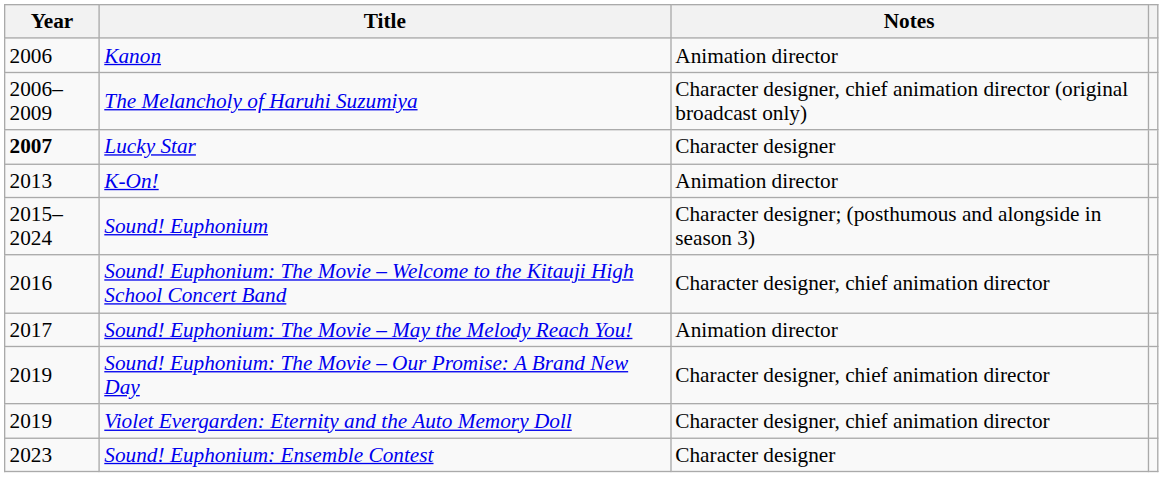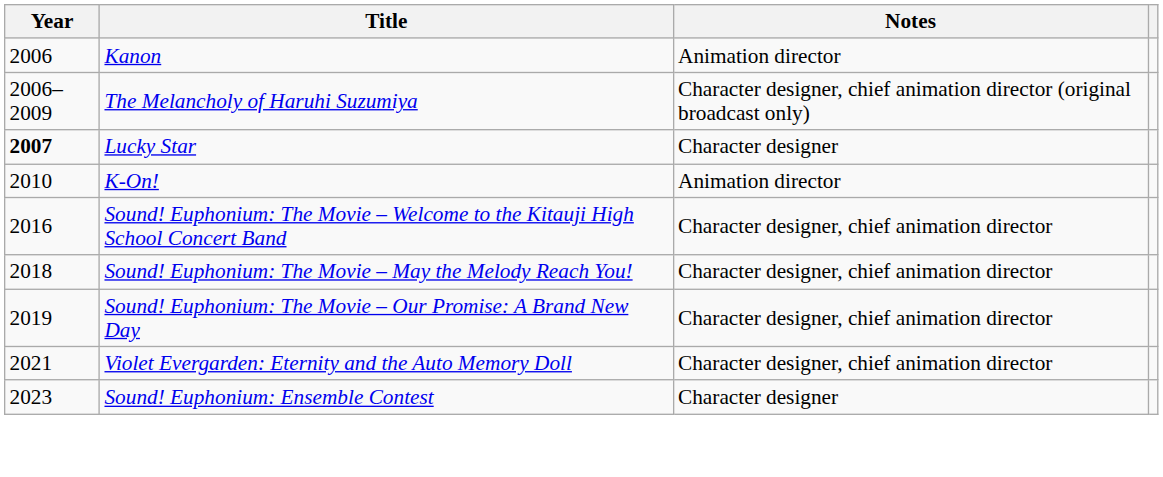(31, 180) 2013 -> (31, 180) 2010
- row: (186, 226)
(31, 329) 2017 -> (31, 271) 2018
(757, 329) Animation director -> (865, 271) Character designer, chief animation director
(31, 420) 2019 -> (31, 363) 2021
